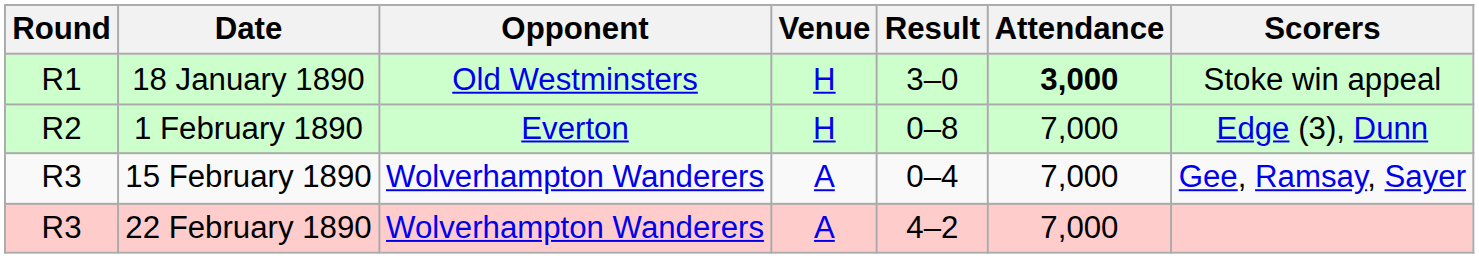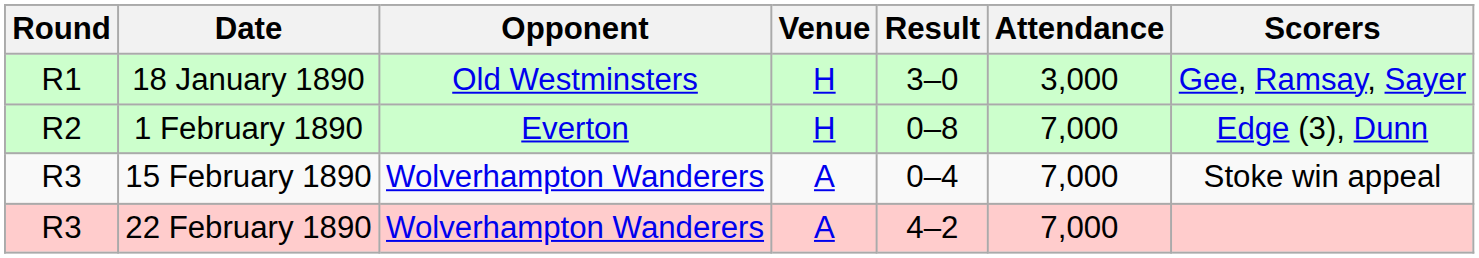(1079, 78) bold -> (1079, 78) normal
(1322, 78) Stoke win appeal -> (1322, 78) Gee, Ramsay, Sayer
(1322, 177) Gee, Ramsay, Sayer -> (1322, 177) Stoke win appeal
